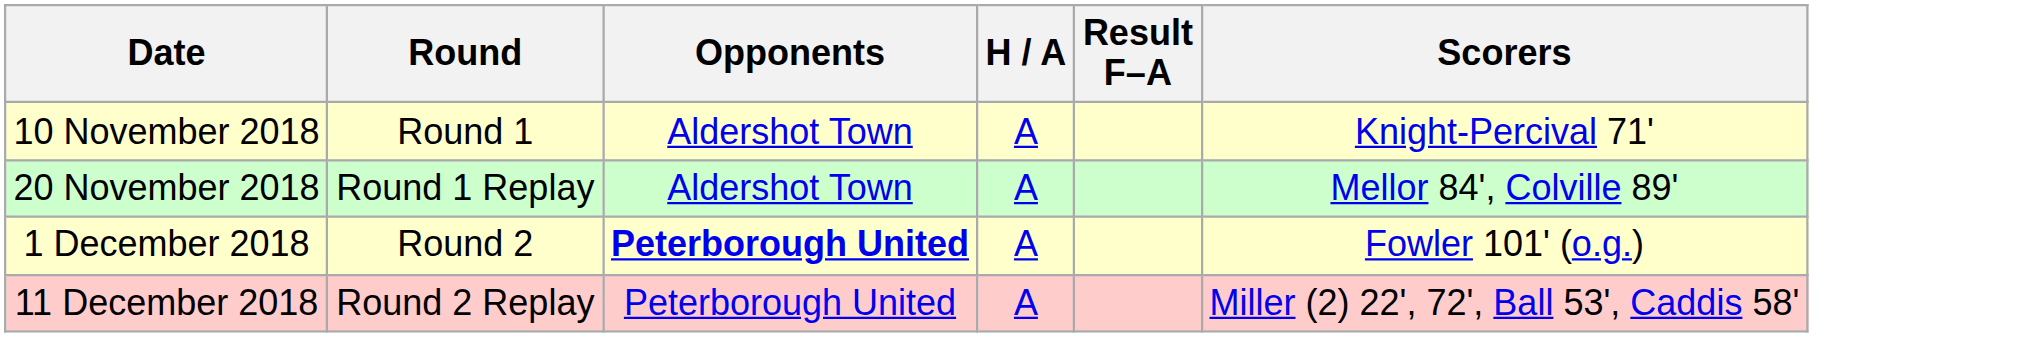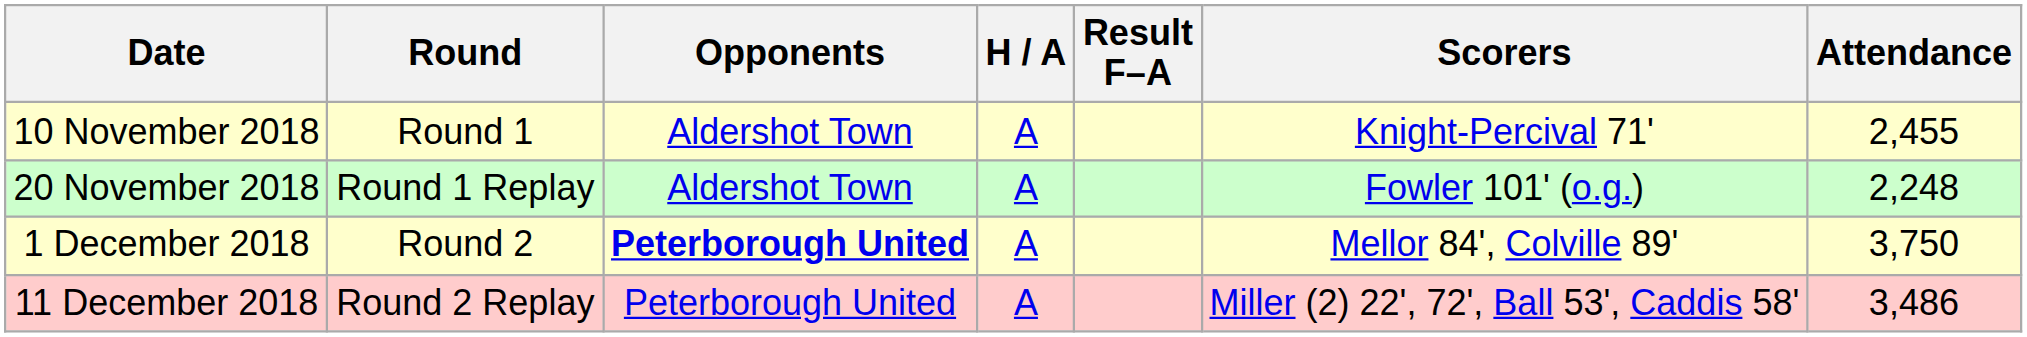+ column: (1914, 53)
(1504, 187) Mellor 84', Colville 89' -> (1504, 187) Fowler 101' (o.g.)
(1504, 244) Fowler 101' (o.g.) -> (1504, 244) Mellor 84', Colville 89'
